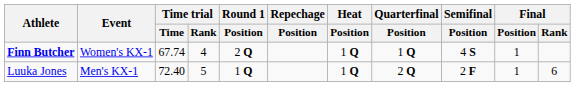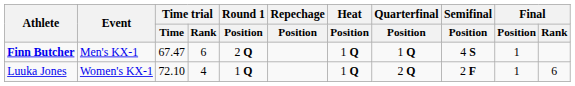(116, 52) Women's KX-1 -> (109, 52) Men's KX-1
(172, 52) 67.74 -> (172, 52) 67.47
(203, 52) 4 -> (203, 52) 6
(109, 72) Men's KX-1 -> (116, 72) Women's KX-1
(172, 72) 72.40 -> (172, 72) 72.10
(203, 72) 5 -> (203, 72) 4
